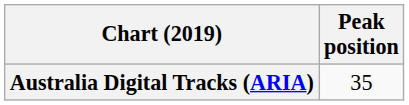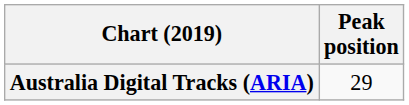(361, 81) 35 -> (361, 81) 29
